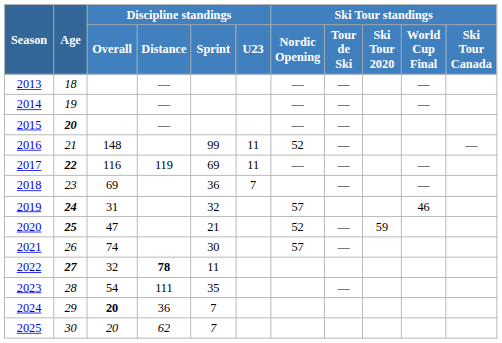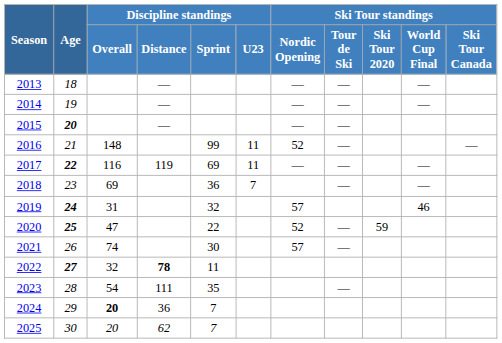(213, 226) 21 -> (213, 226) 22
